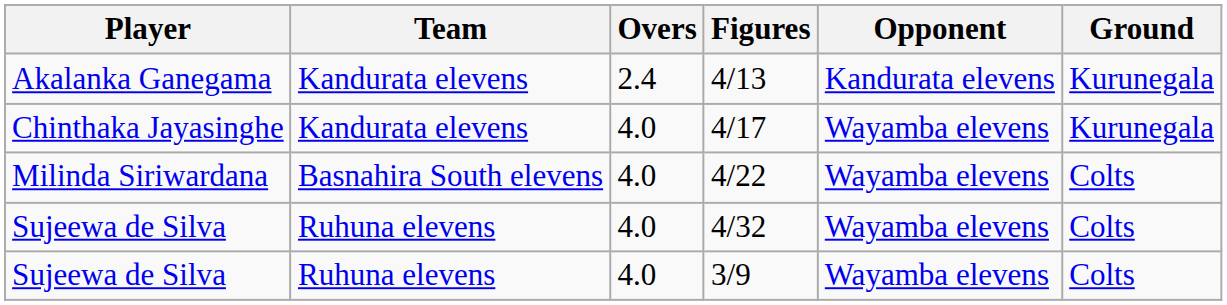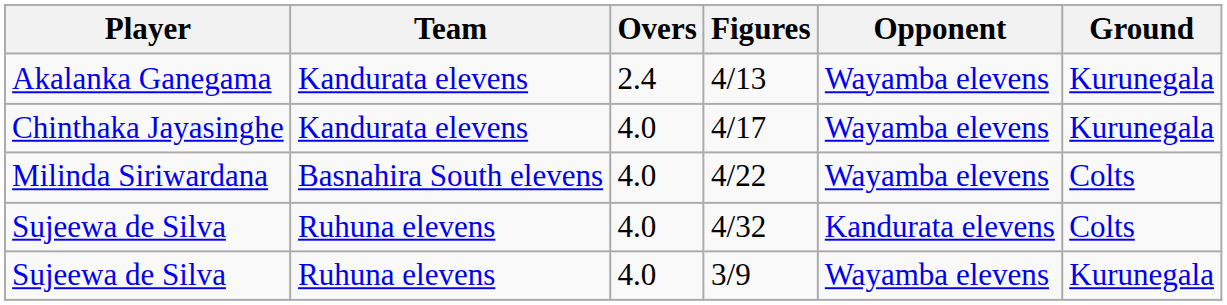(940, 78) Kandurata elevens -> (937, 78) Wayamba elevens
(937, 226) Wayamba elevens -> (940, 226) Kandurata elevens
(1102, 275) Colts -> (1142, 275) Kurunegala
